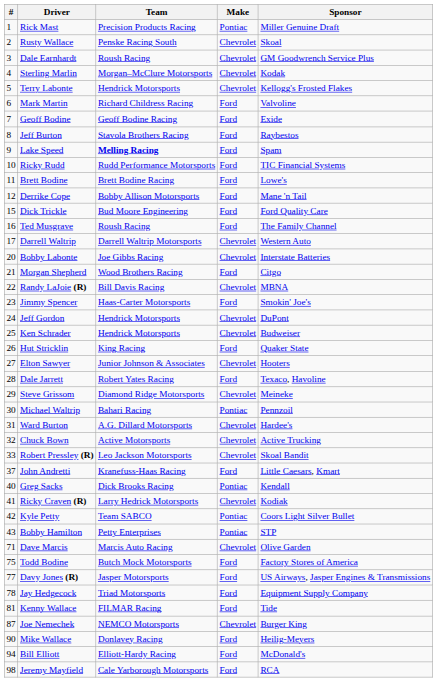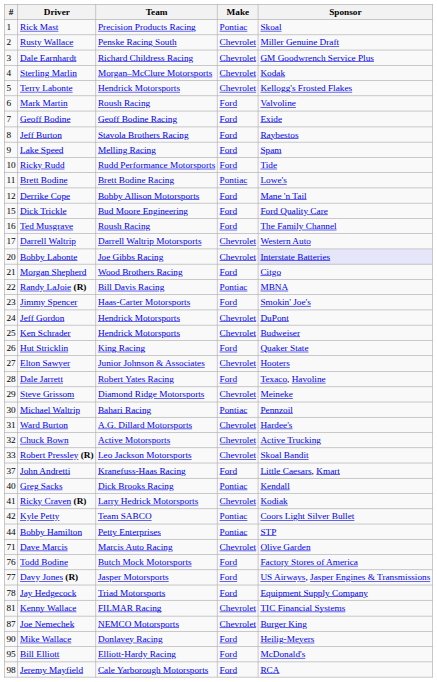(300, 27) Miller Genuine Draft -> (271, 27) Skoal
(271, 42) Skoal -> (300, 42) Miller Genuine Draft
(124, 58) Roush Racing -> (146, 58) Richard Childress Racing
(146, 104) Richard Childress Racing -> (124, 104) Roush Racing
(128, 149) bold -> (127, 149) normal
(303, 165) TIC Financial Systems -> (269, 165) Tide
(228, 180) Ford -> (233, 180) Pontiac
(295, 256) no background -> (295, 256) lavender background
(238, 287) Chevrolet -> (233, 287) Pontiac
(11, 532) 43 -> (11, 532) 44
(11, 562) 75 -> (11, 562) 76
(228, 608) Ford -> (238, 608) Chevrolet
(269, 608) Tide -> (303, 608) TIC Financial Systems
(11, 654) 94 -> (11, 654) 95
